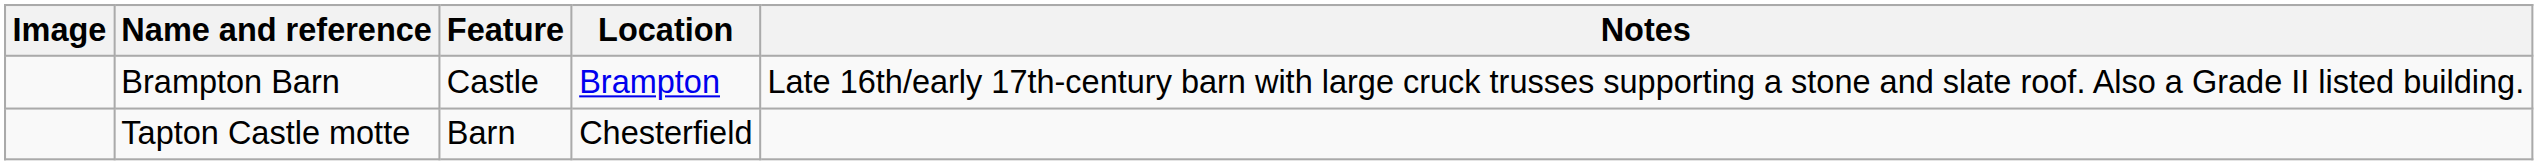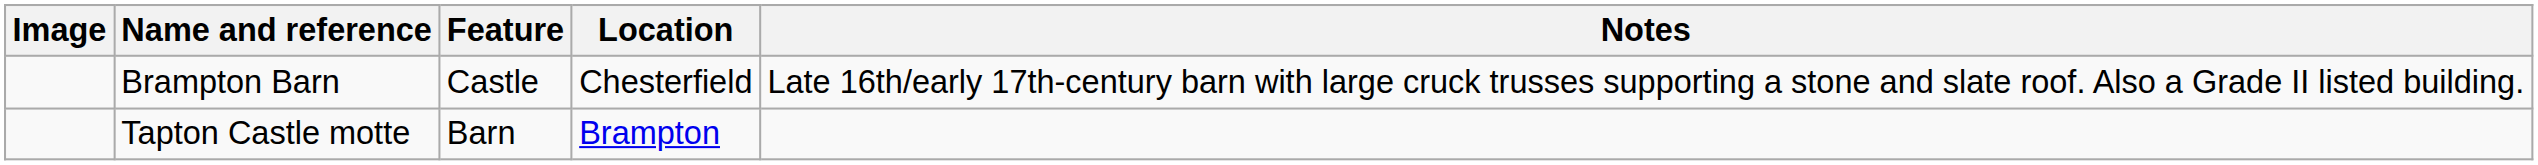(650, 81) Brampton -> (666, 81) Chesterfield
(666, 133) Chesterfield -> (650, 133) Brampton
